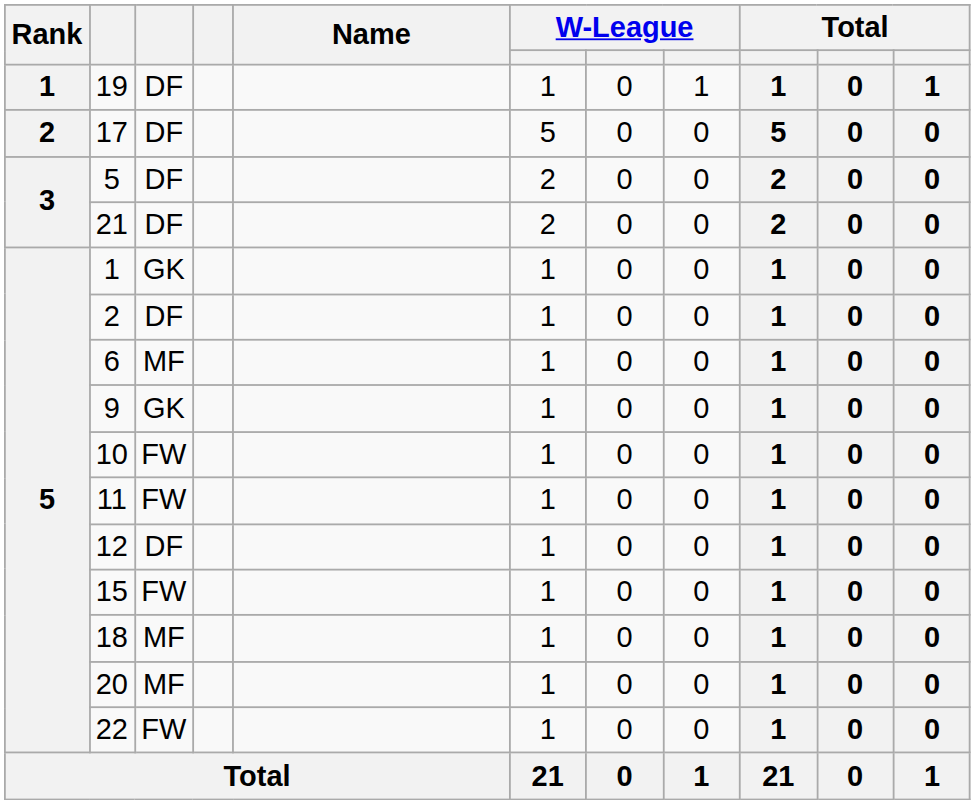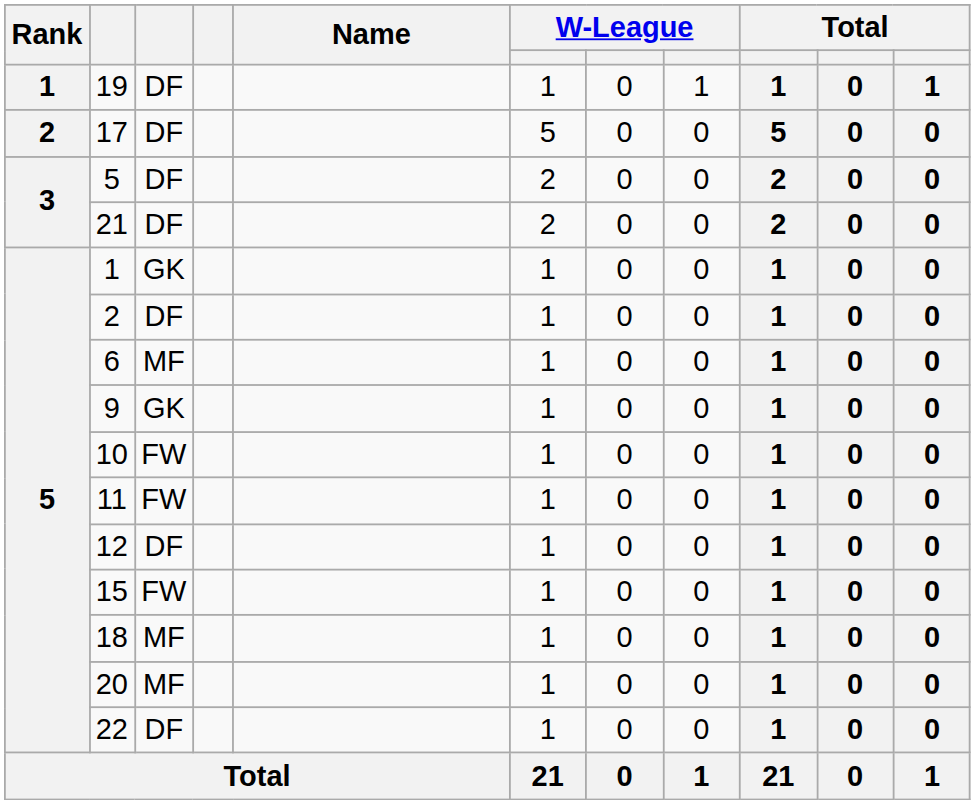(164, 729) FW -> (164, 729) DF
